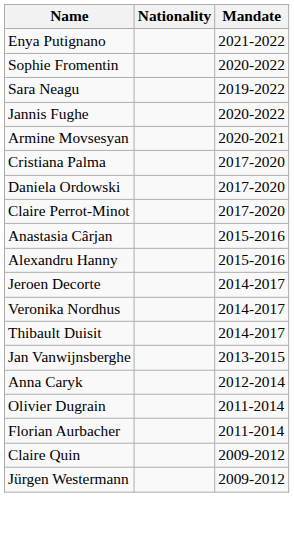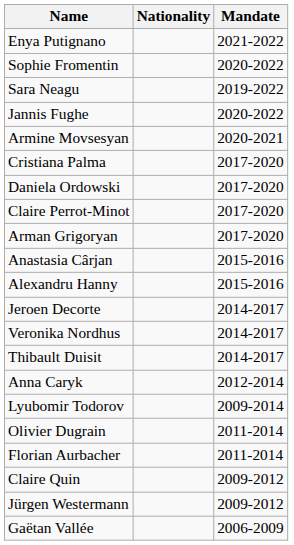+ row: (63, 235)
- row: (69, 357)
+ row: (66, 406)
+ row: (51, 528)
